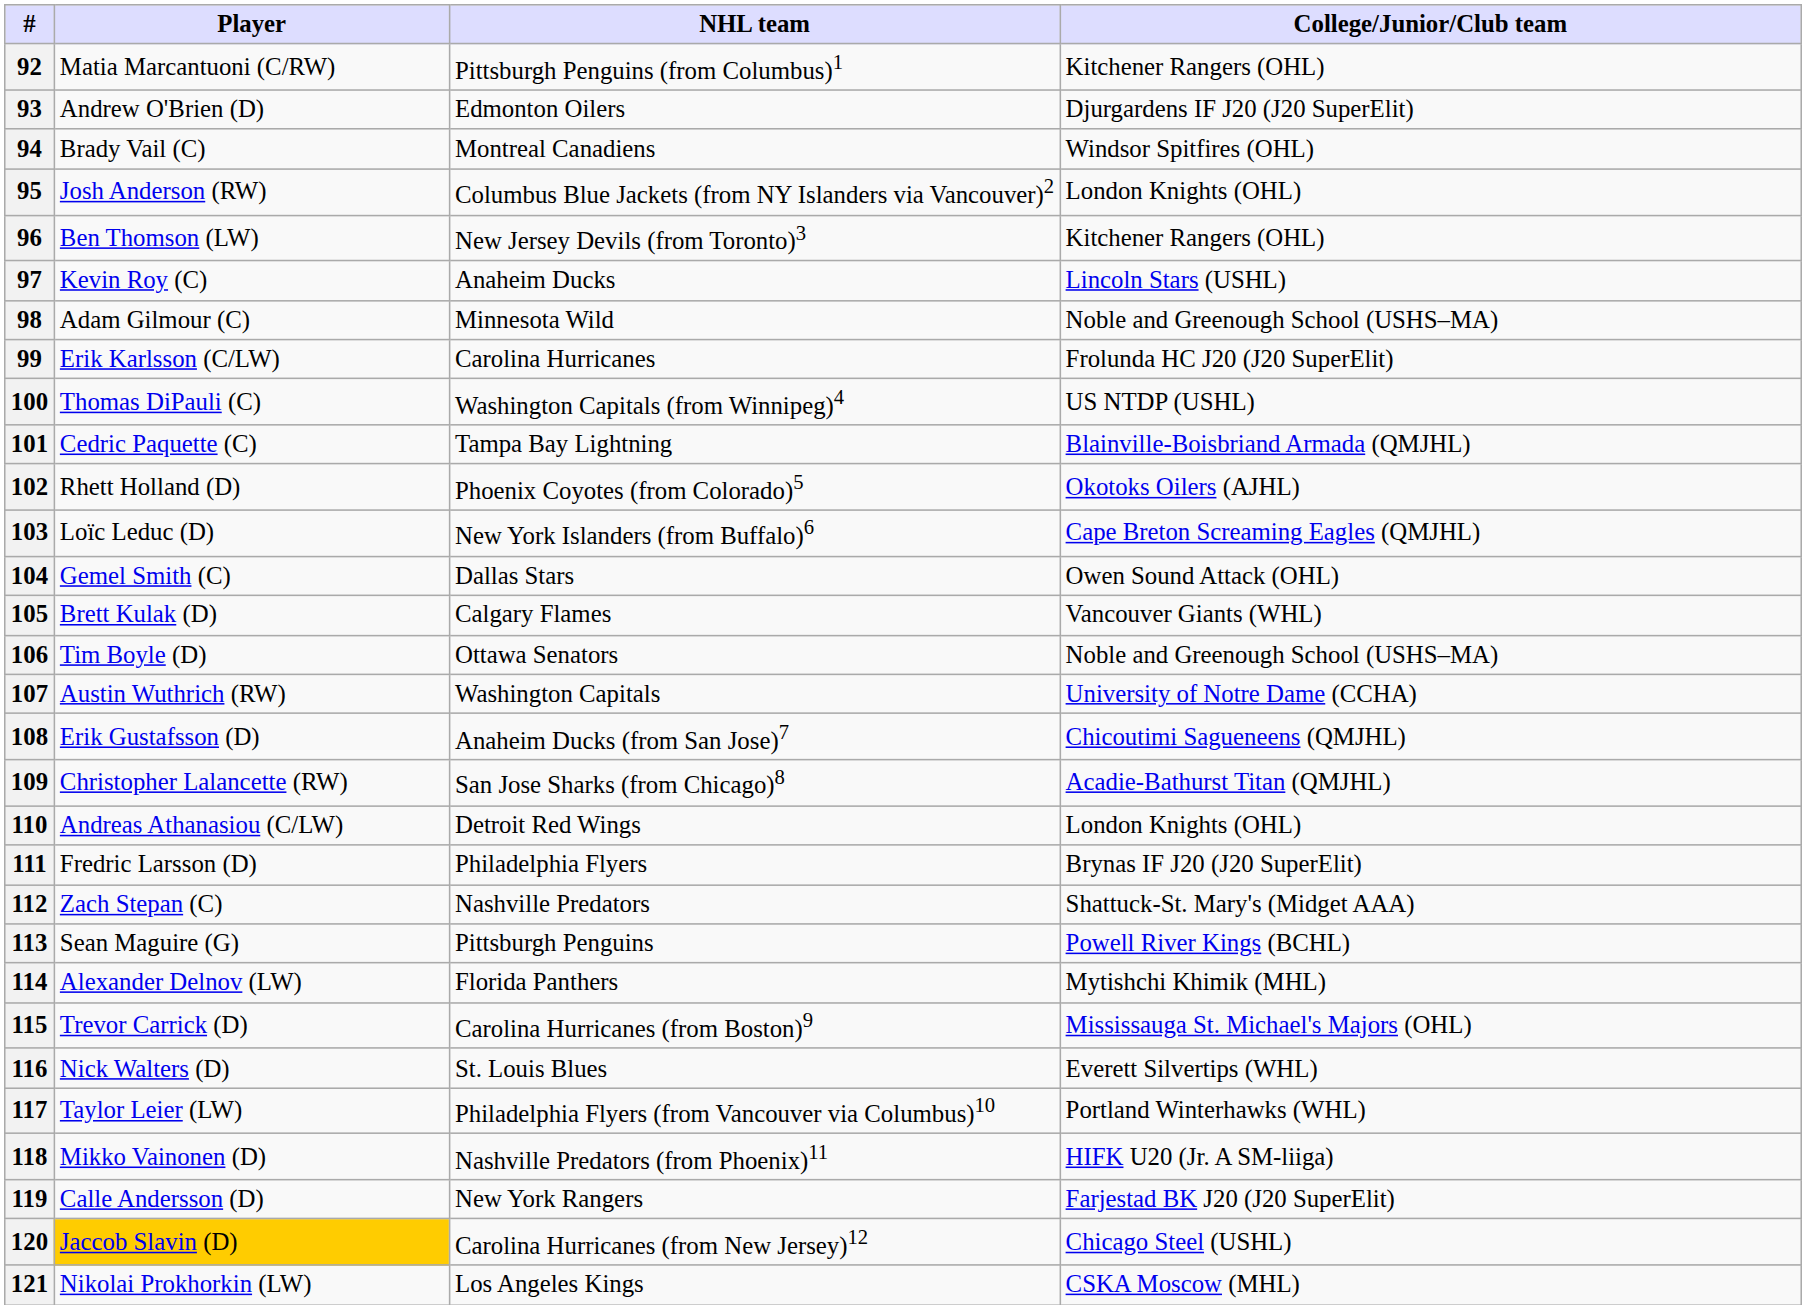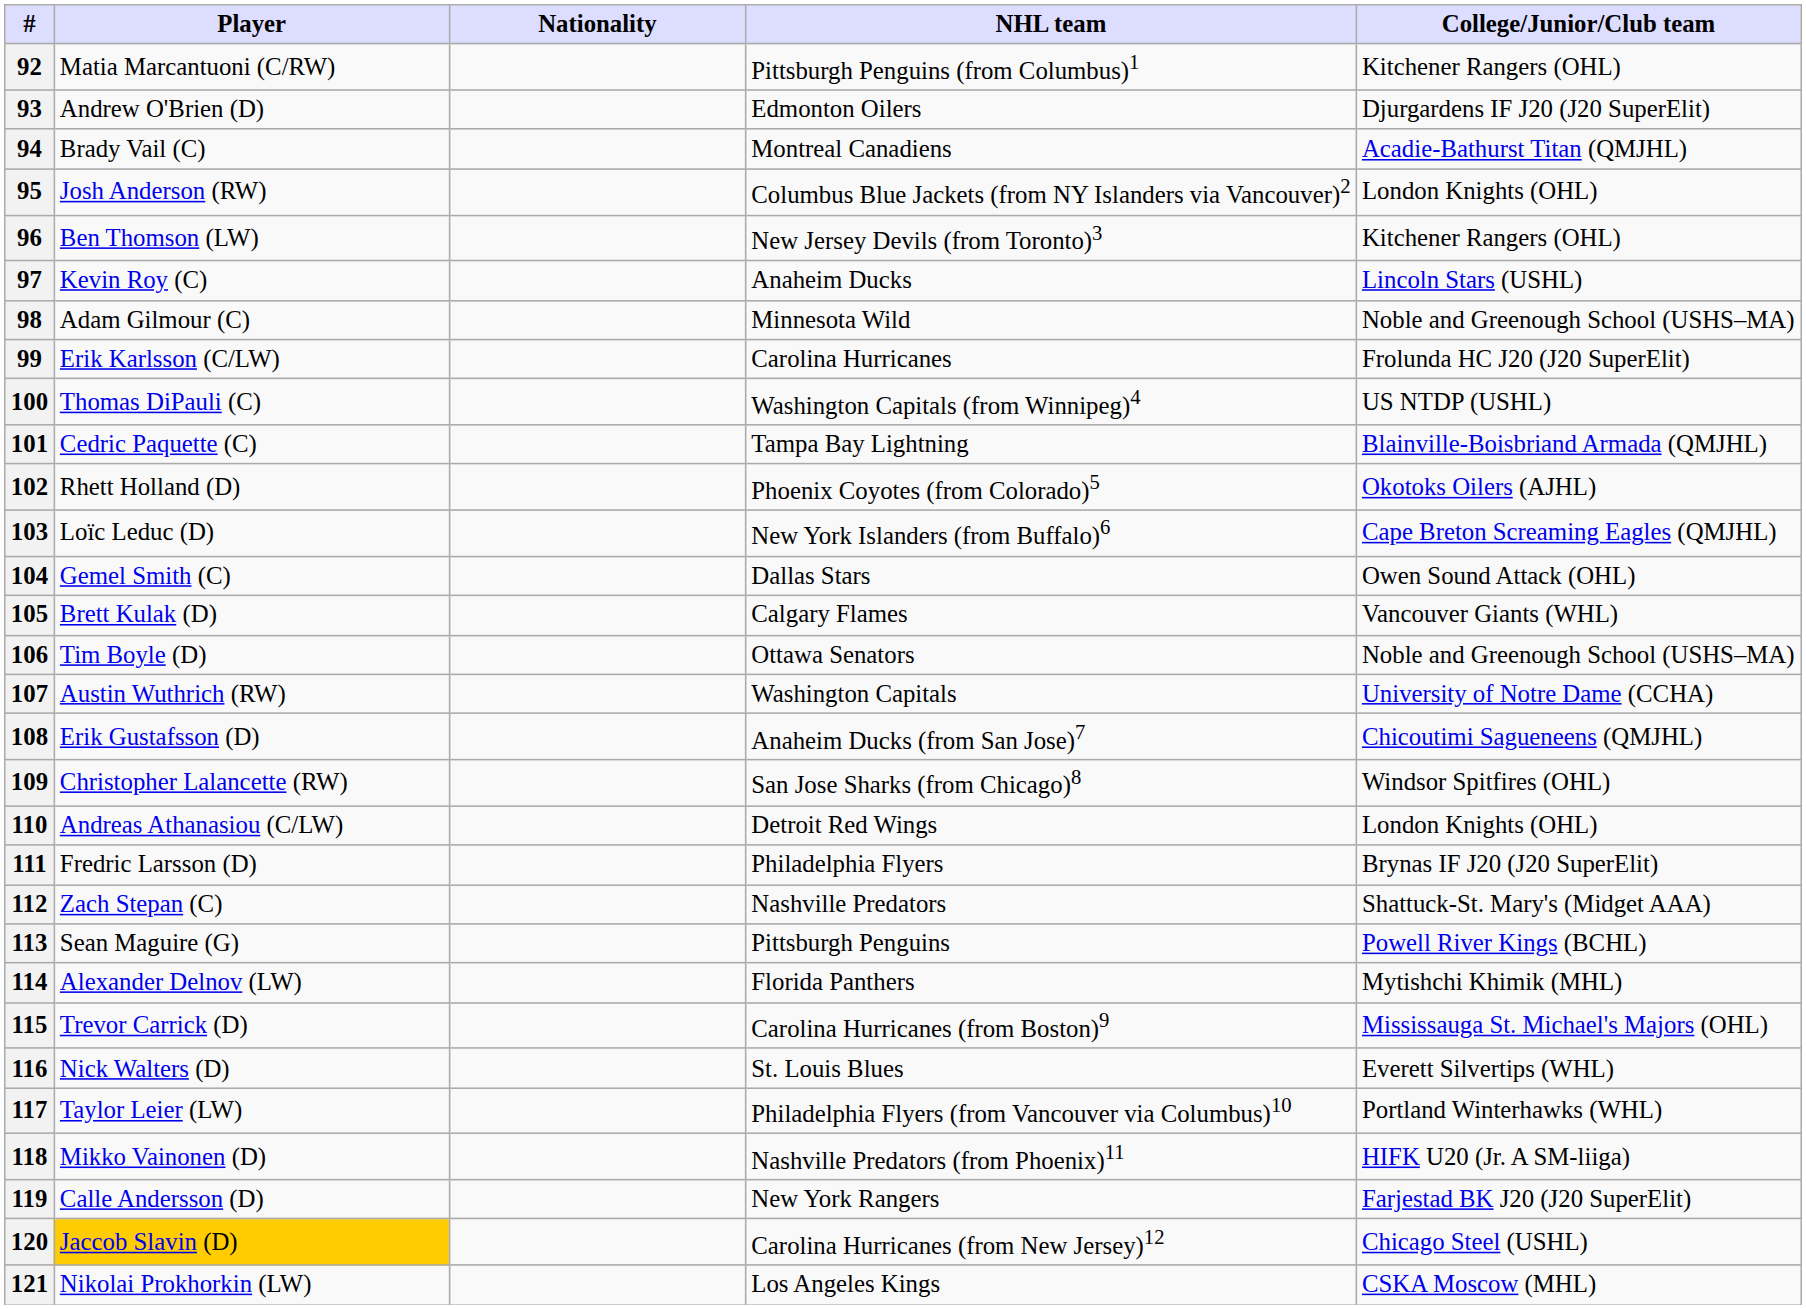+ column: (597, 24)
(1190, 148) Windsor Spitfires (OHL) -> (1525, 148) Acadie-Bathurst Titan (QMJHL)
(1228, 782) Acadie-Bathurst Titan (QMJHL) -> (1486, 782) Windsor Spitfires (OHL)
